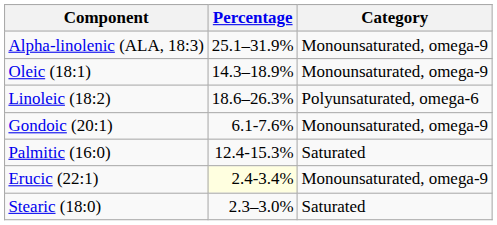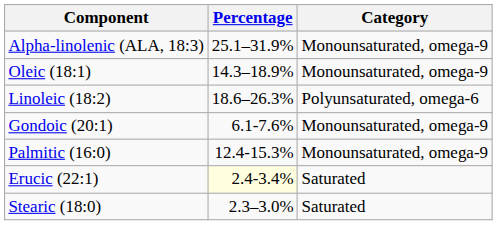(334, 152) Saturated -> (395, 152) Monounsaturated, omega-9
(395, 179) Monounsaturated, omega-9 -> (334, 179) Saturated
